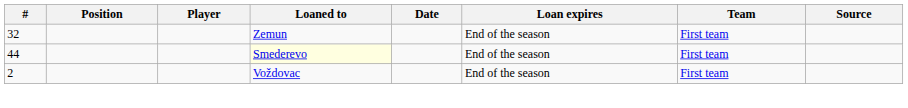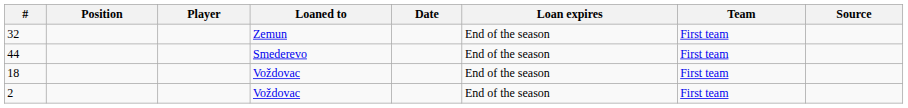(280, 54) lightyellow background -> (280, 54) no background
+ row: (13, 73)
